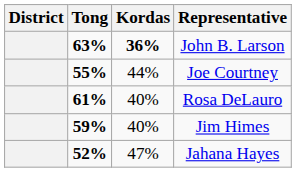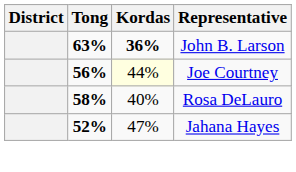(90, 72) 55% -> (90, 72) 56%
(143, 72) no background -> (143, 72) lightyellow background
(90, 99) 61% -> (90, 99) 58%
- row: (233, 126)
